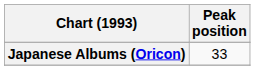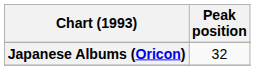(219, 53) 33 -> (219, 53) 32
